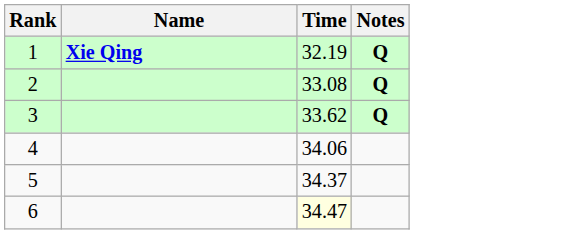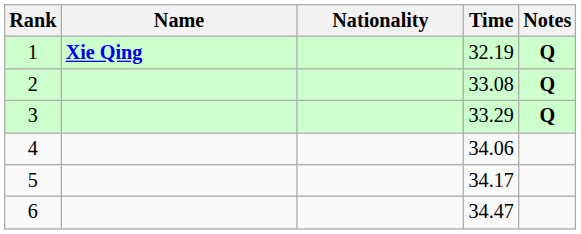+ column: (380, 20)
(324, 116) 33.62 -> (491, 116) 33.29
(324, 180) 34.37 -> (491, 180) 34.17
(324, 212) lightyellow background -> (491, 212) no background
